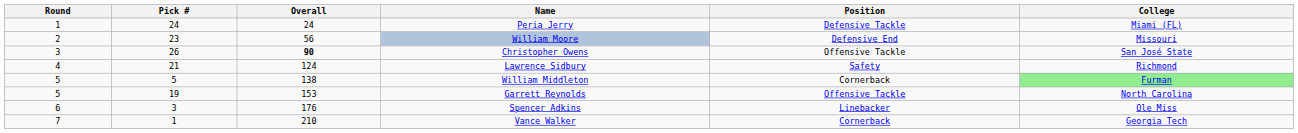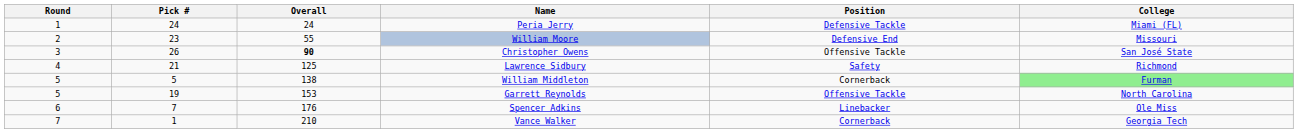(309, 39) 56 -> (309, 39) 55
(309, 66) 124 -> (309, 66) 125
(174, 108) 3 -> (174, 108) 7
